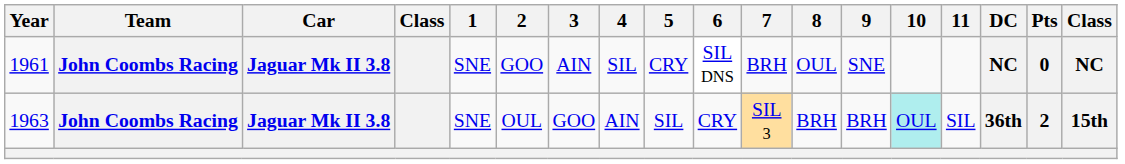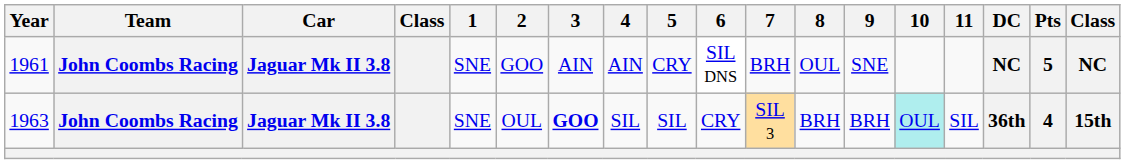(622, 64) SIL -> (625, 64) AIN
(1045, 64) 0 -> (1048, 64) 5
(574, 120) normal -> (575, 120) bold
(622, 120) AIN -> (625, 120) SIL
(1045, 120) 2 -> (1048, 120) 4
